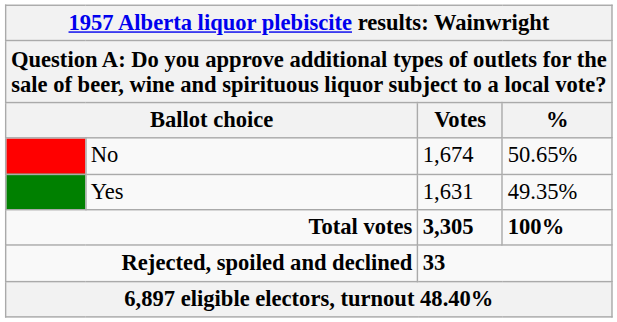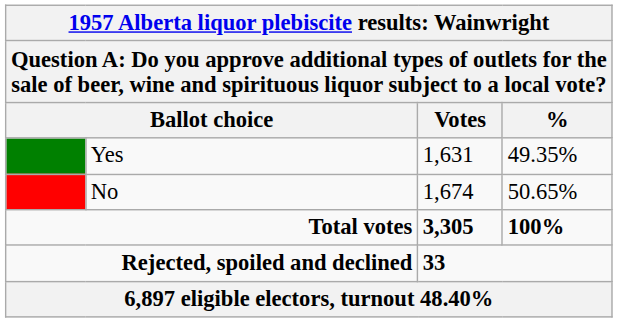rows swapped: (105, 155) <-> (107, 191)
